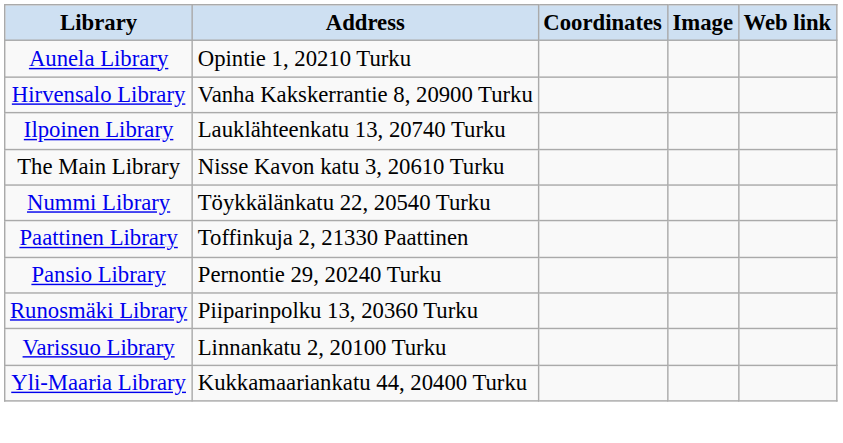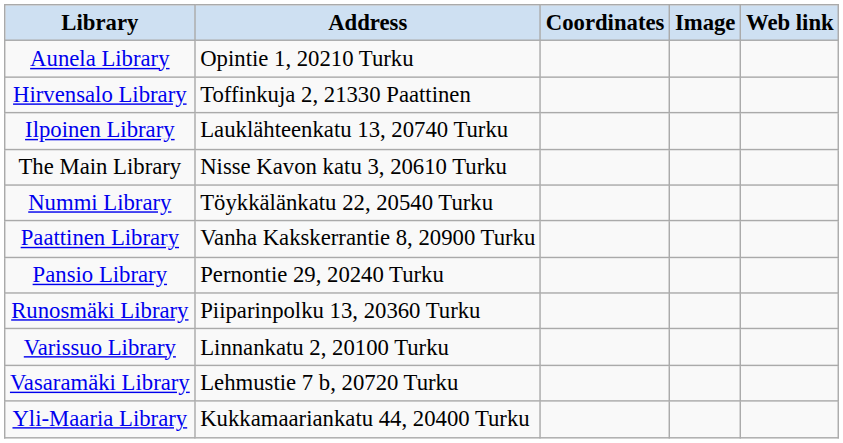(365, 94) Vanha Kakskerrantie 8, 20900 Turku -> (336, 94) Toffinkuja 2, 21330 Paattinen
(333, 238) Toffinkuja 2, 21330 Paattinen -> (368, 238) Vanha Kakskerrantie 8, 20900 Turku
+ row: (100, 382)
